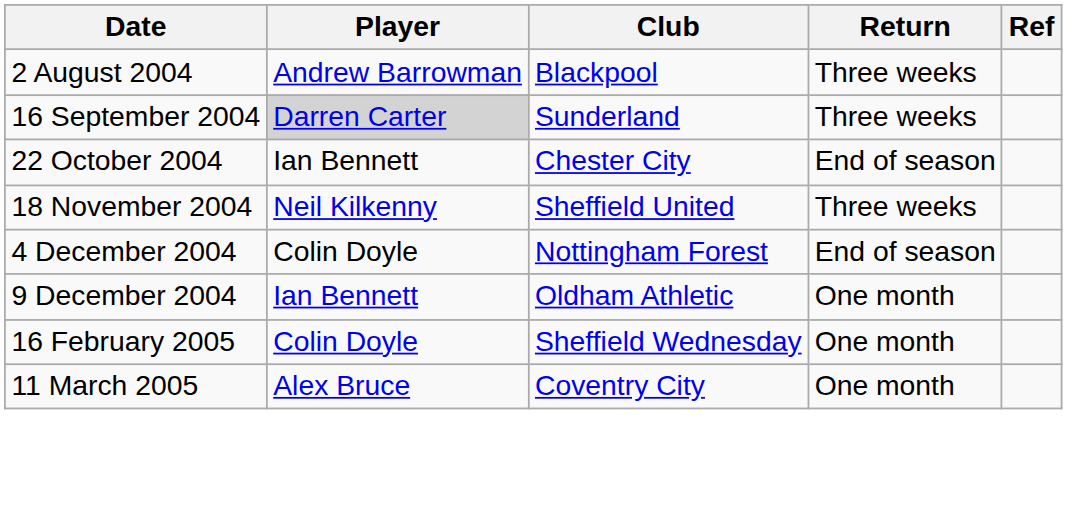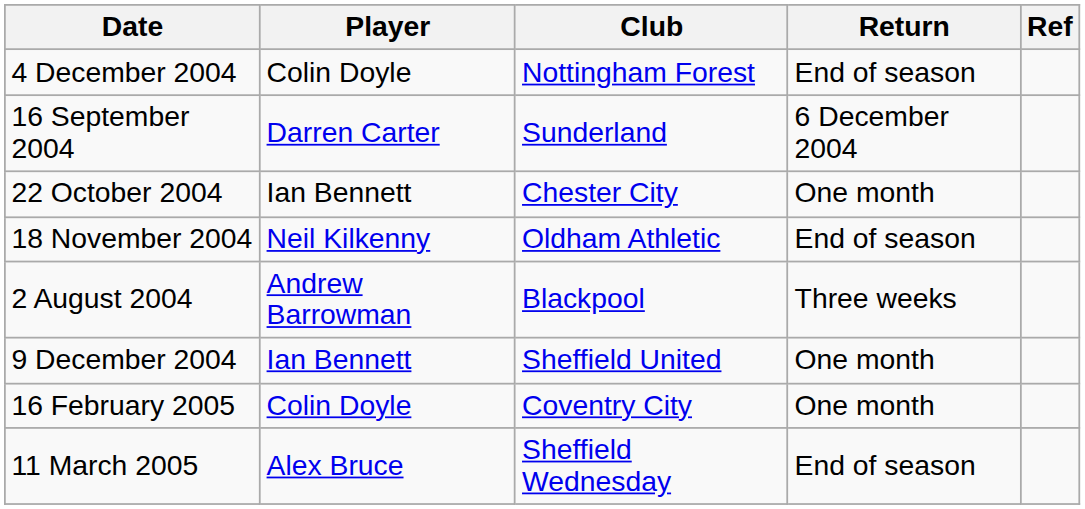rows swapped: (102, 71) <-> (124, 251)
(360, 116) lightgrey background -> (353, 132) no background
(896, 116) Three weeks -> (872, 132) 6 December 2004
(905, 161) End of season -> (865, 193) One month
(635, 206) Sheffield United -> (621, 238) Oldham Athletic
(896, 206) Three weeks -> (885, 238) End of season
(634, 296) Oldham Athletic -> (622, 360) Sheffield United
(668, 341) Sheffield Wednesday -> (607, 405) Coventry City
(620, 386) Coventry City -> (597, 465) Sheffield Wednesday
(885, 386) One month -> (885, 465) End of season
